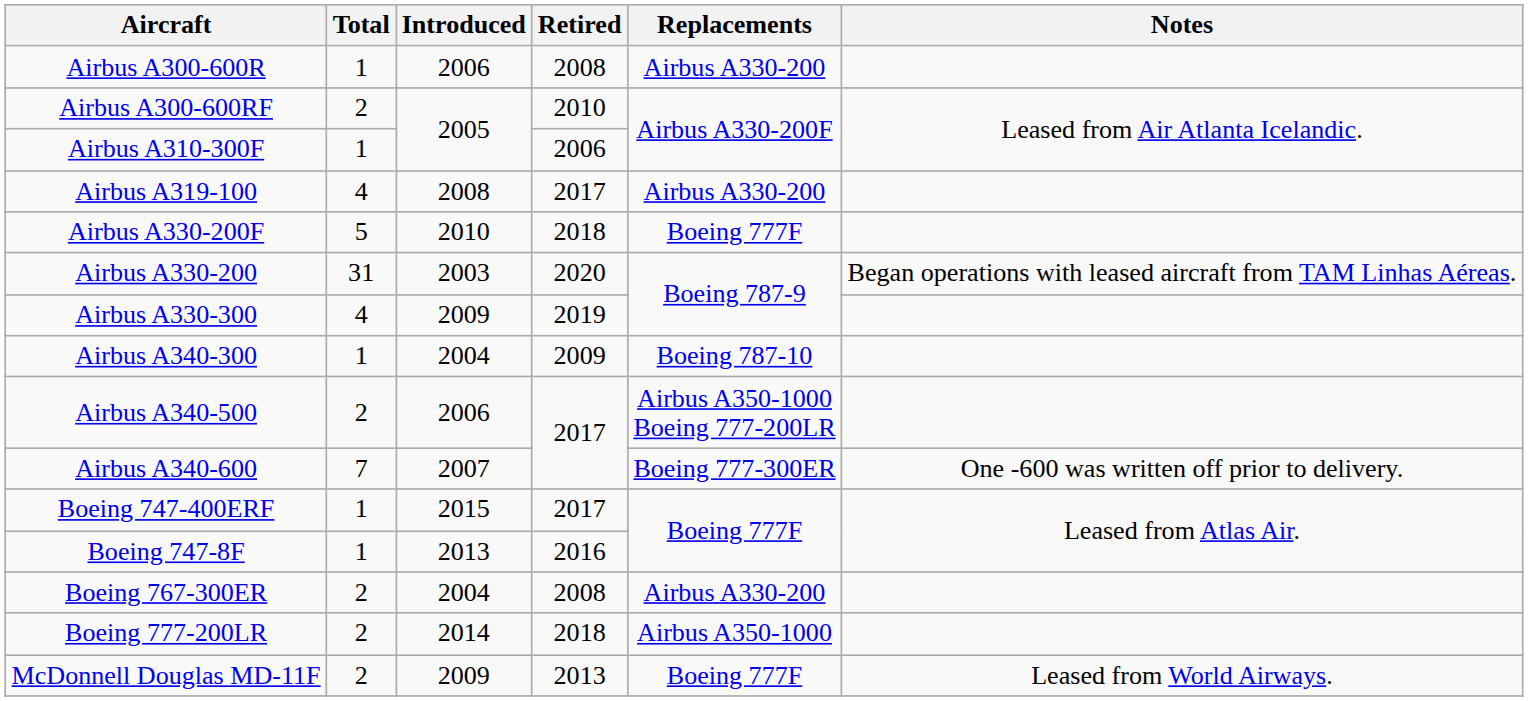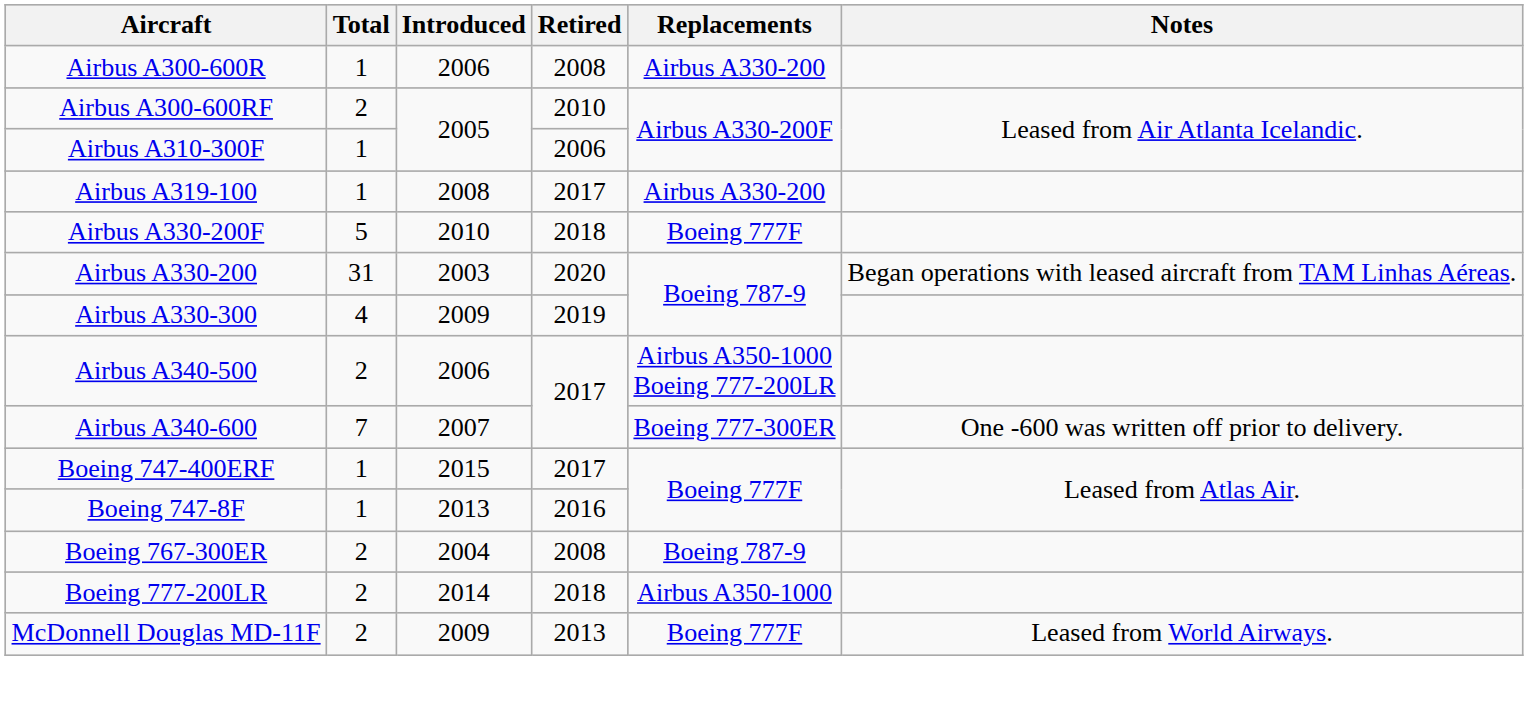(361, 190) 4 -> (361, 190) 1
- row: (166, 356)
(734, 592) Airbus A330-200 -> (734, 550) Boeing 787-9
